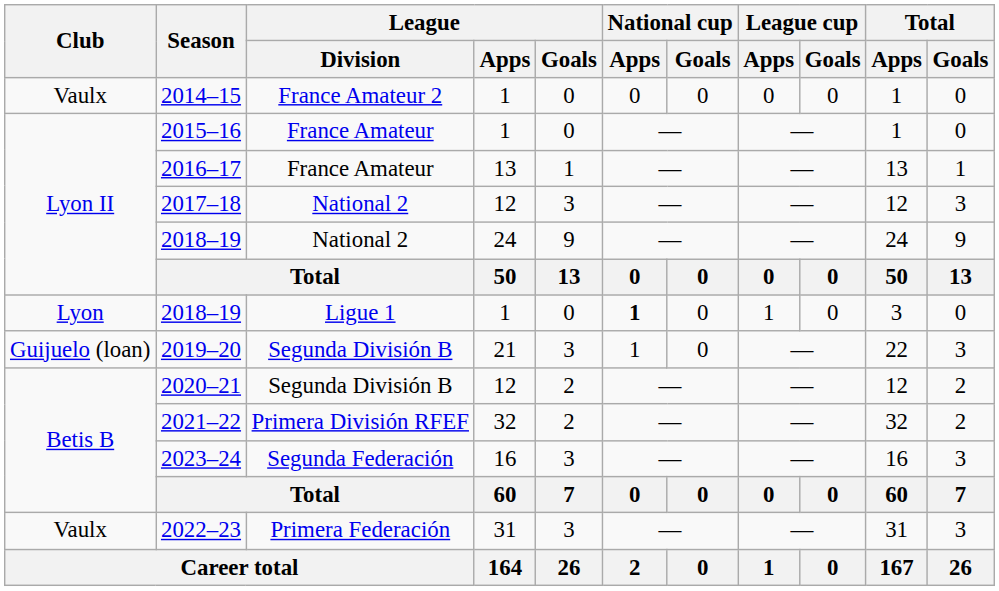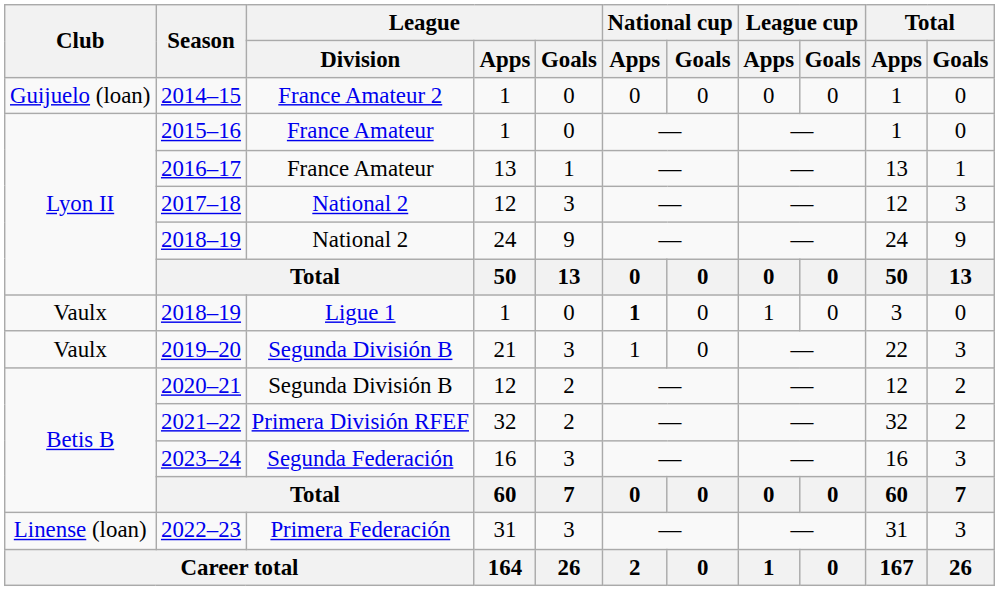(80, 95) Vaulx -> (80, 95) Guijuelo (loan)
(80, 312) Lyon -> (80, 312) Vaulx
(80, 349) Guijuelo (loan) -> (80, 349) Vaulx
(80, 530) Vaulx -> (80, 530) Linense (loan)
